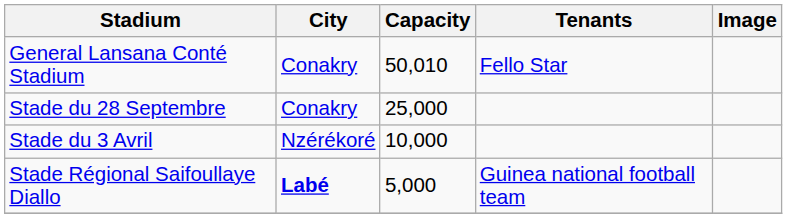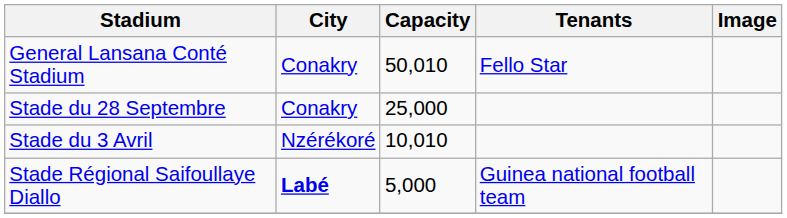(416, 141) 10,000 -> (416, 141) 10,010
